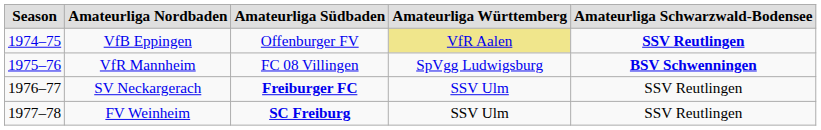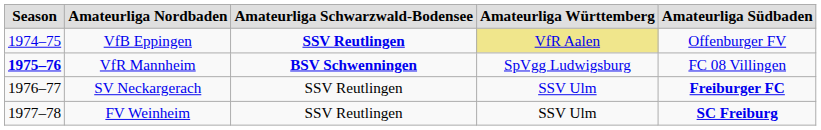columns swapped: (310, 16) <-> (693, 16)
(35, 64) normal -> (35, 64) bold
